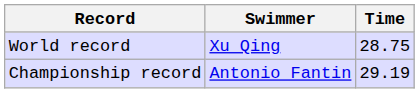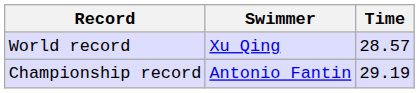(385, 46) 28.75 -> (385, 46) 28.57
